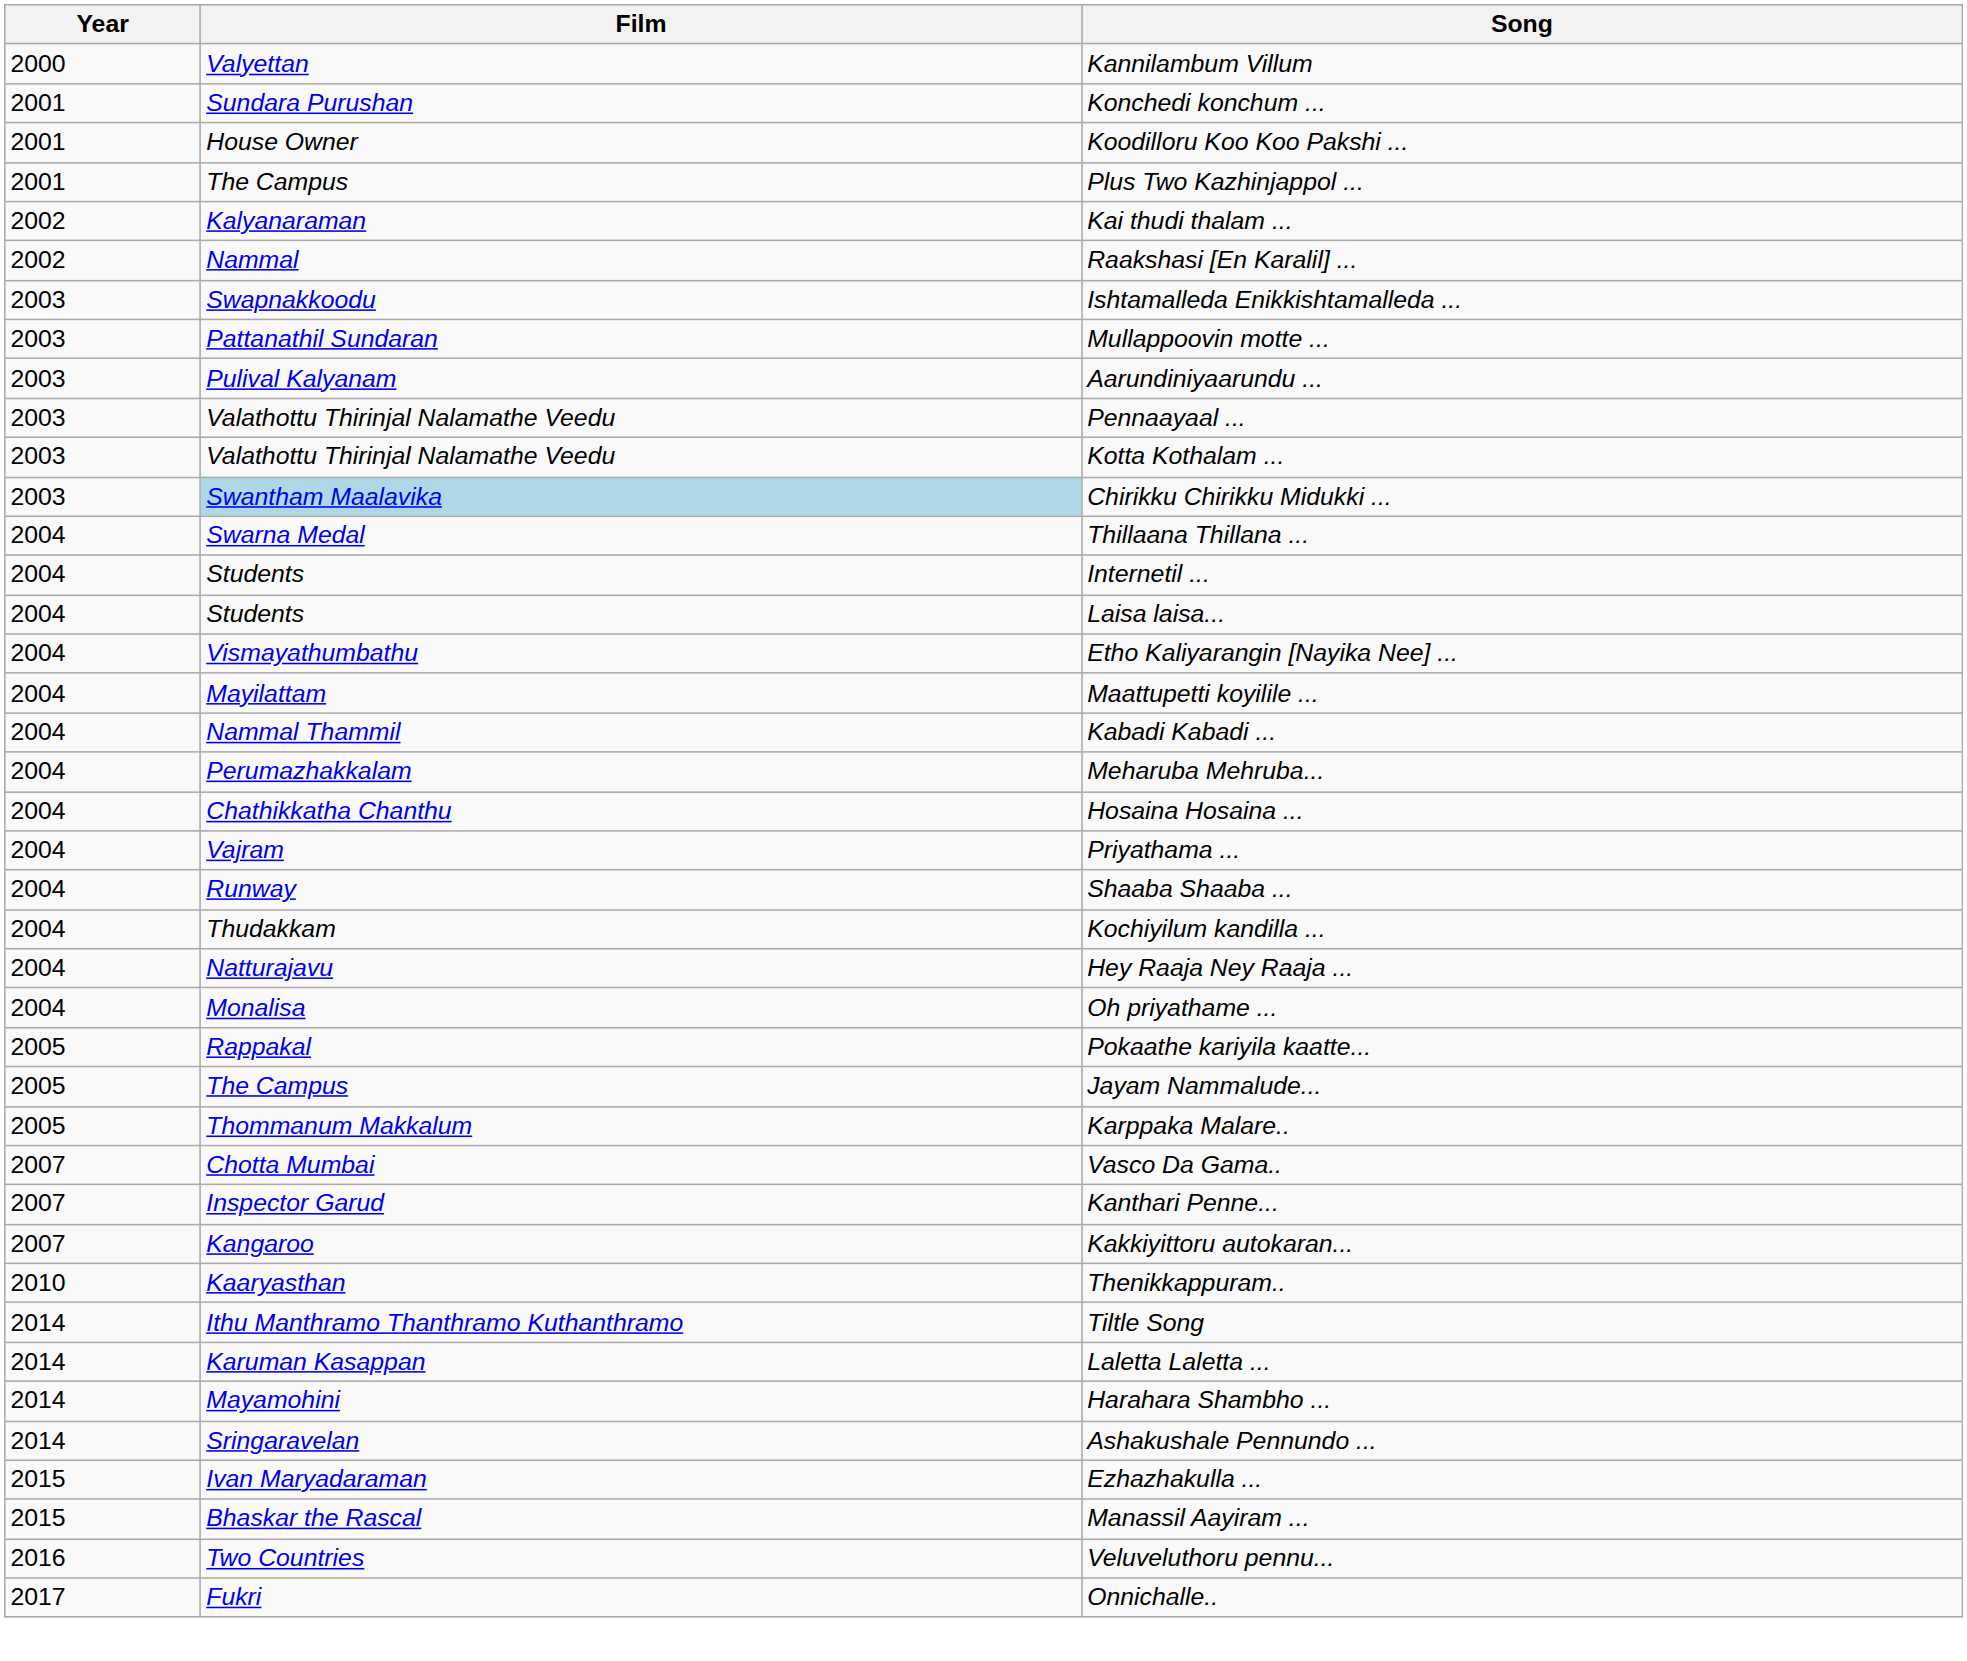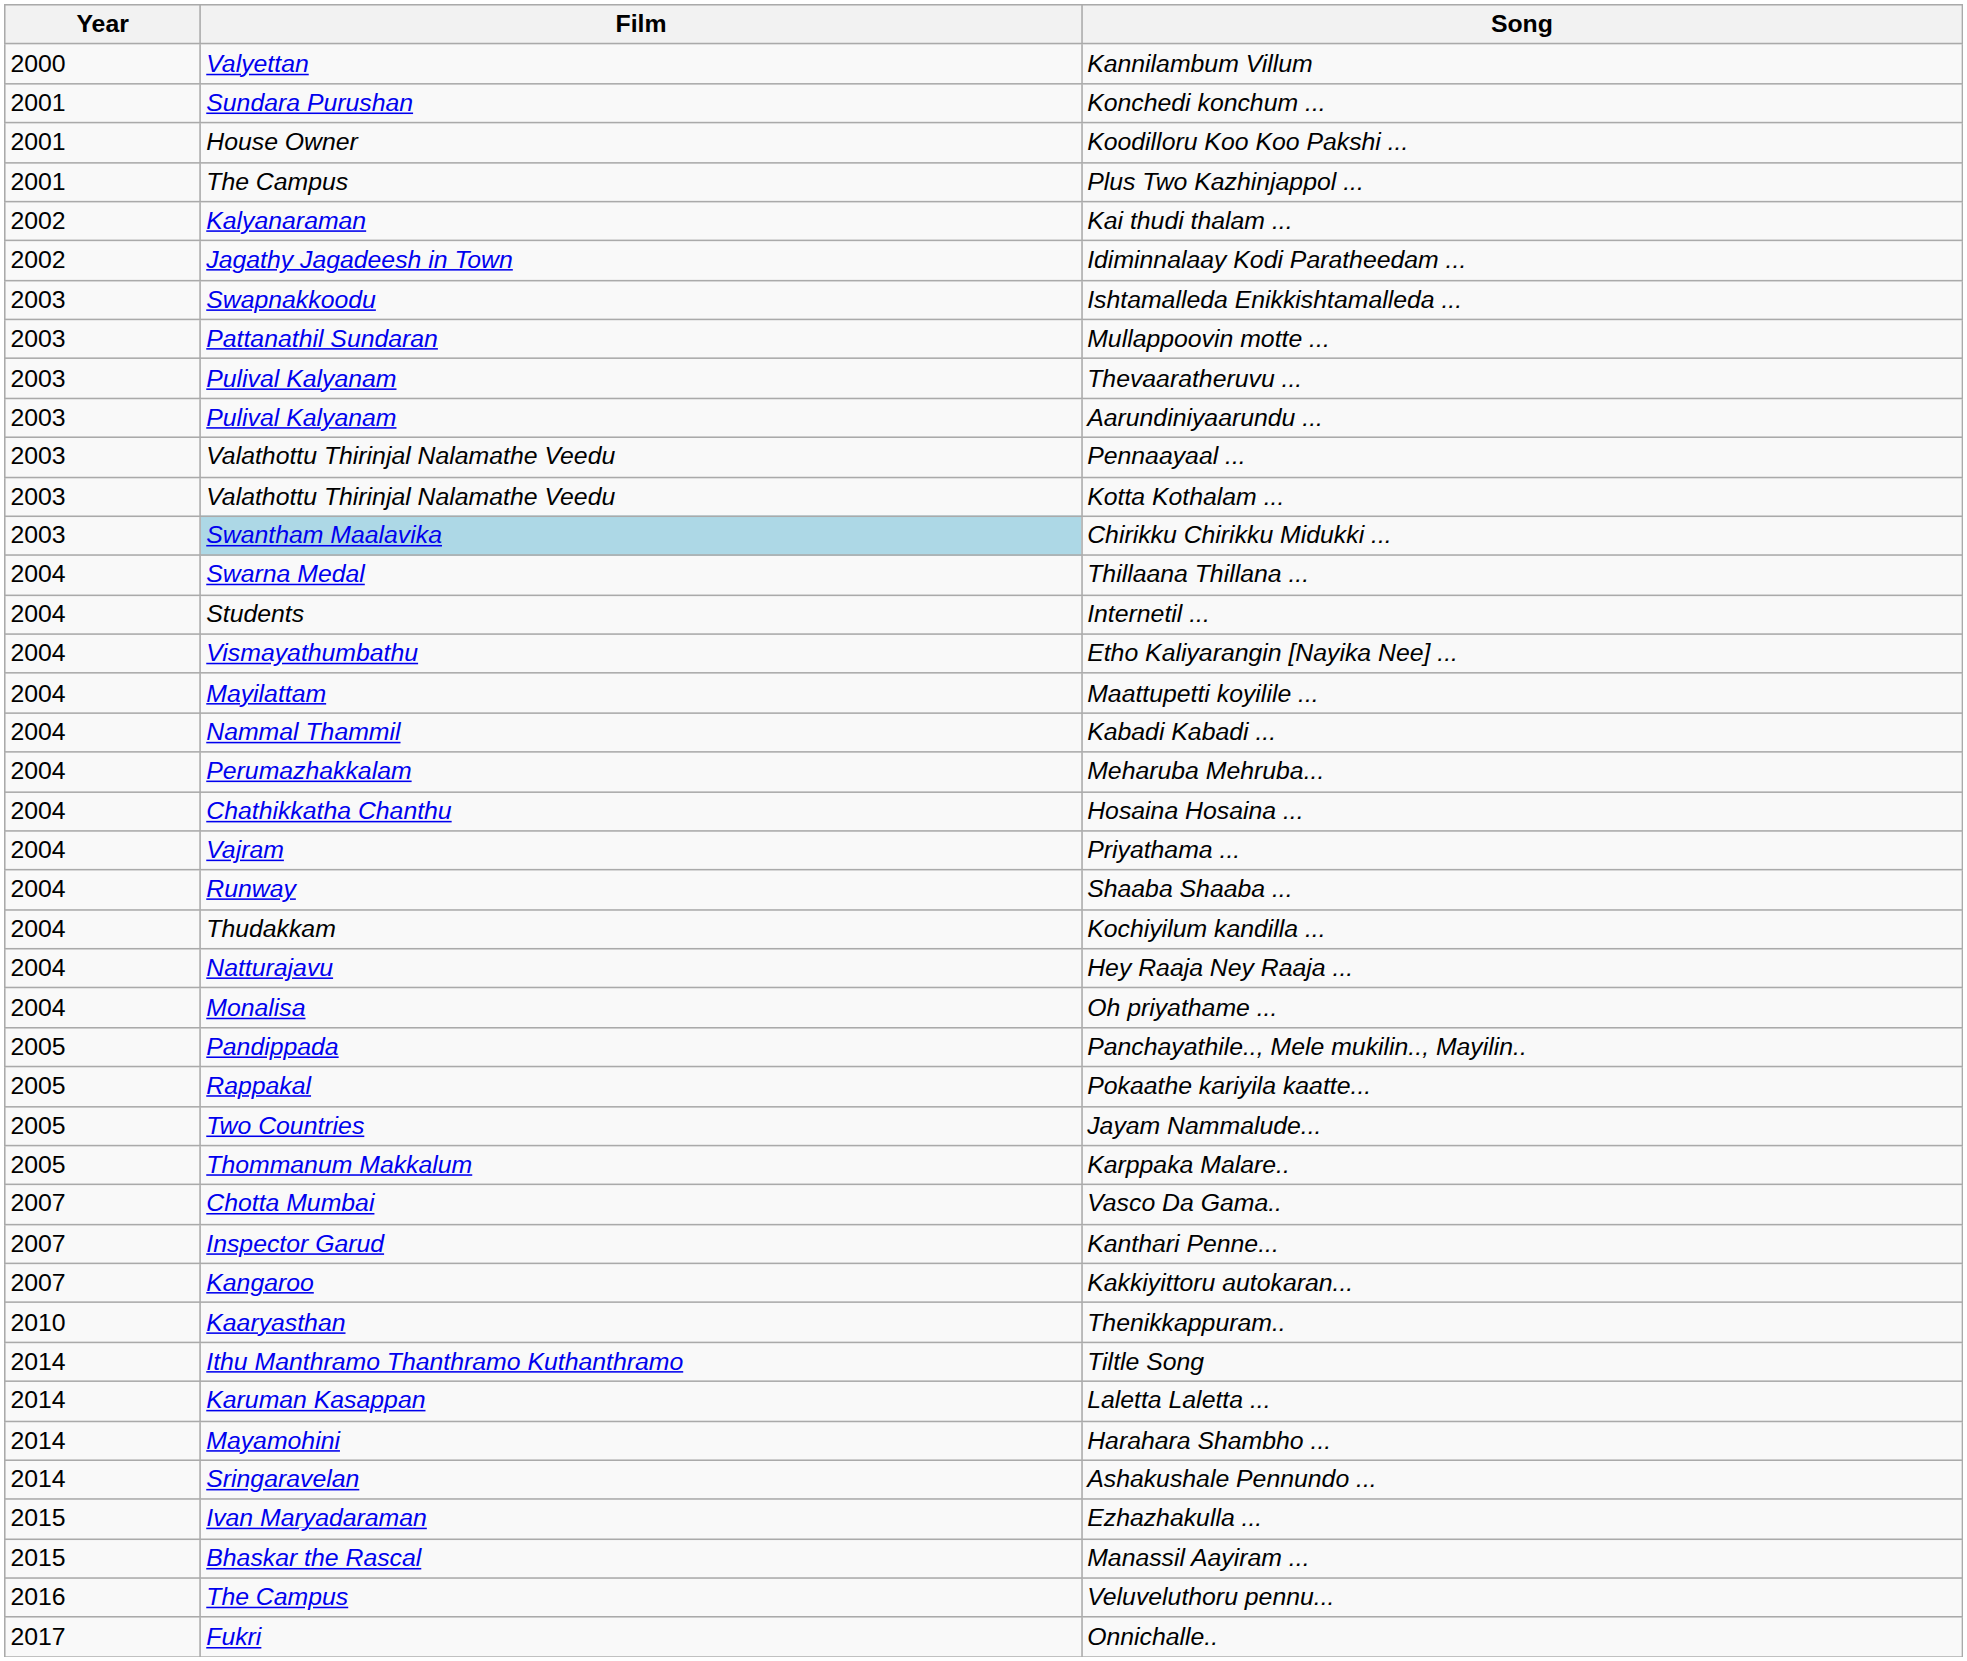- row: (1222, 260)
+ row: (1277, 260)
+ row: (1195, 378)
- row: (1156, 614)
+ row: (1307, 1046)
(277, 1086) The Campus -> (285, 1125) Two Countries
(285, 1558) Two Countries -> (277, 1597) The Campus
